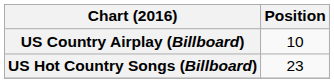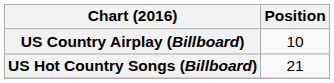(295, 66) 23 -> (295, 66) 21
